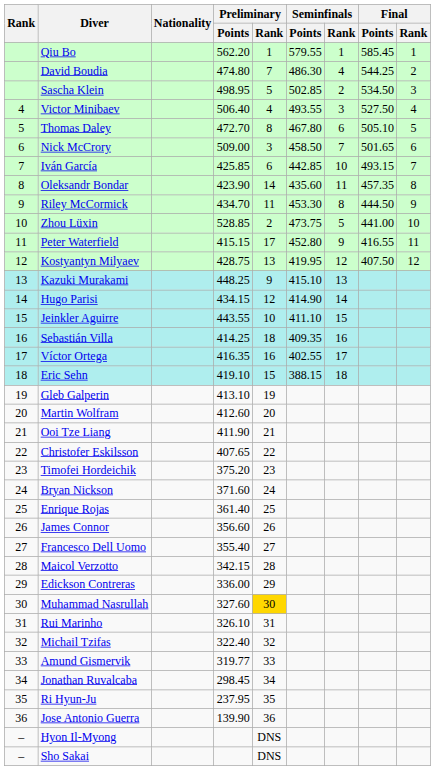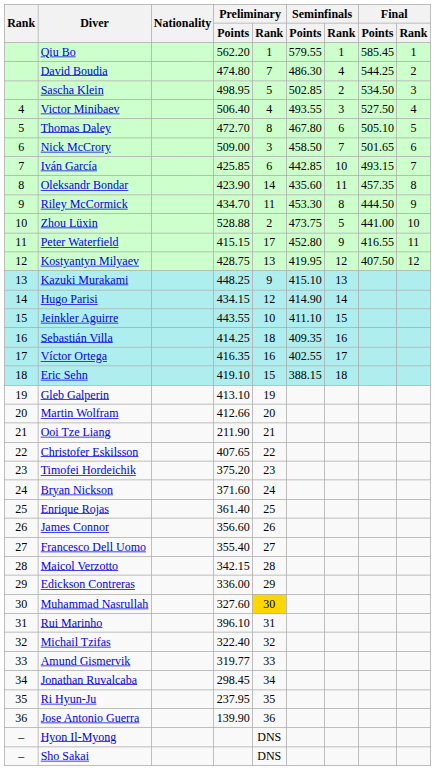(233, 223) 528.85 -> (233, 223) 528.88
(233, 413) 412.60 -> (233, 413) 412.66
(233, 432) 411.90 -> (233, 432) 211.90
(233, 623) 326.10 -> (233, 623) 396.10
